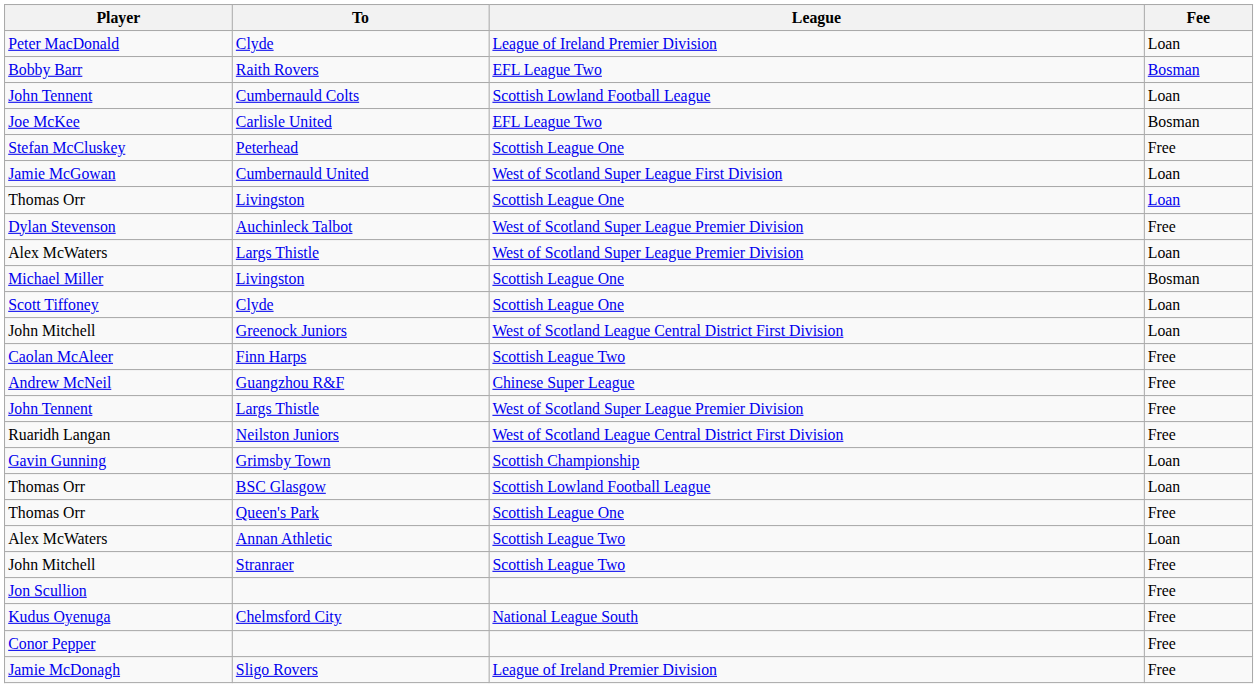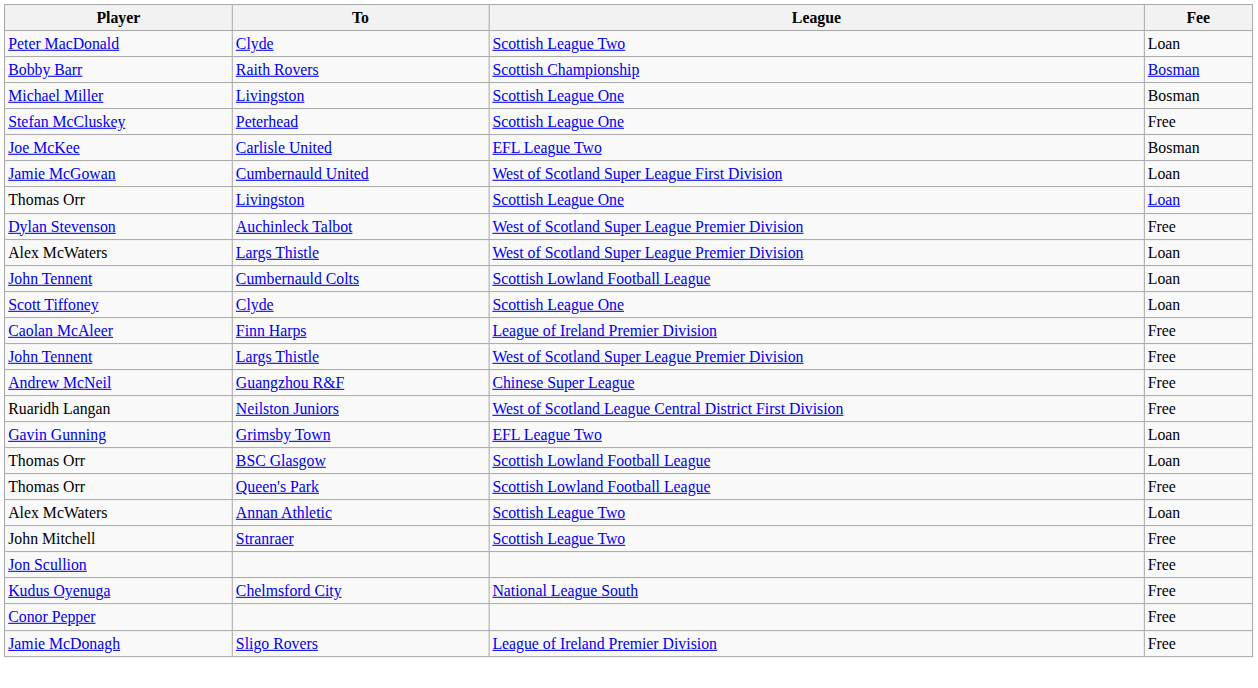(605, 43) League of Ireland Premier Division -> (559, 43) Scottish League Two
(547, 69) EFL League Two -> (566, 69) Scottish Championship
rows swapped: (56, 278) <-> (50, 95)
rows swapped: (44, 121) <-> (67, 148)
- row: (52, 330)
(559, 356) Scottish League Two -> (605, 330) League of Ireland Premier Division
rows swapped: (50, 408) <-> (60, 382)
(566, 460) Scottish Championship -> (547, 434) EFL League Two
(558, 512) Scottish League One -> (601, 486) Scottish Lowland Football League
